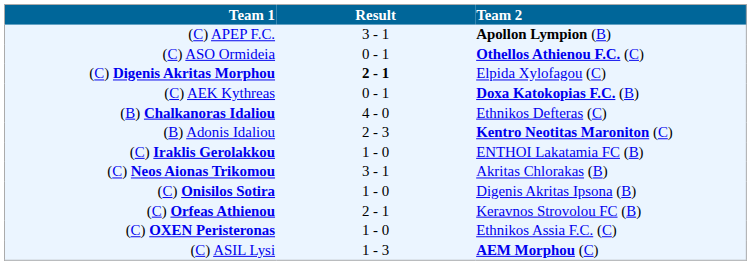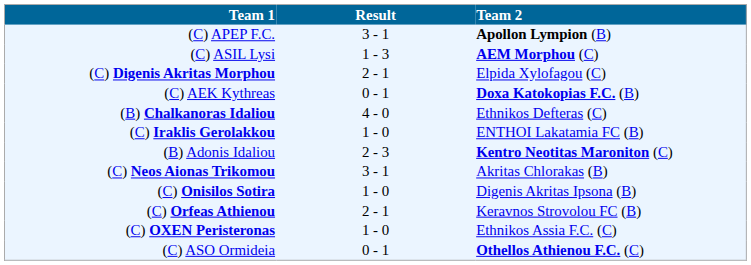rows swapped: (219, 53) <-> (233, 249)
(376, 73) bold -> (376, 73) normal
rows swapped: (202, 151) <-> (219, 132)
